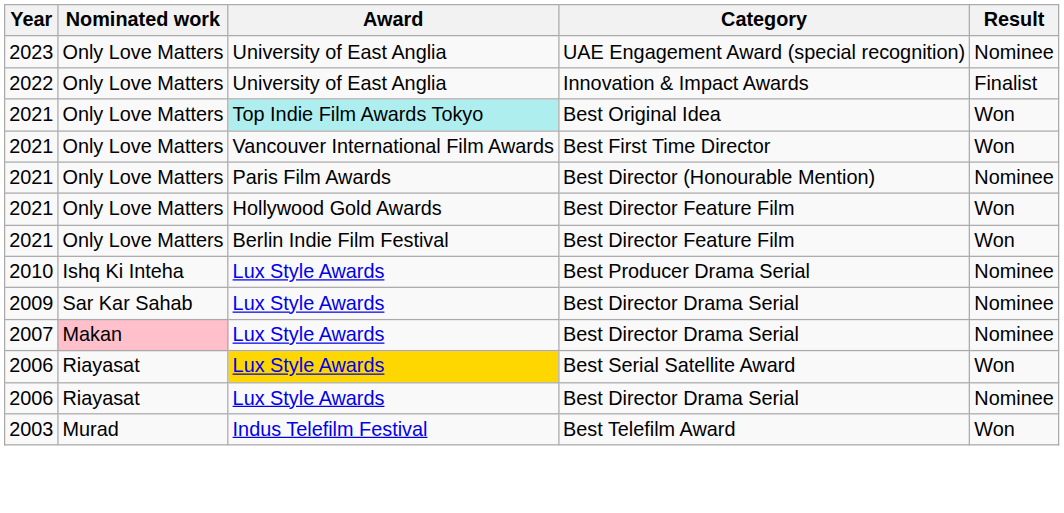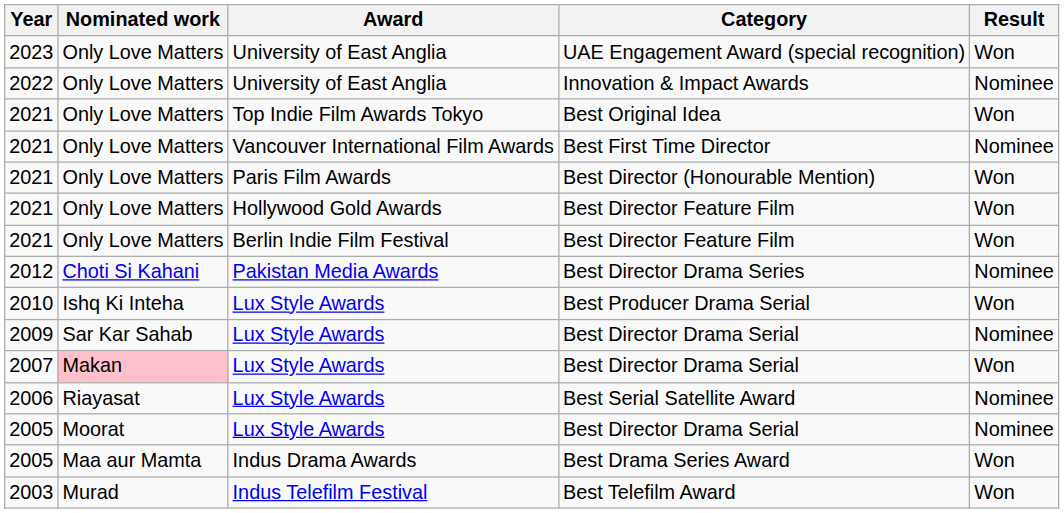(1014, 51) Nominee -> (995, 51) Won
(1006, 83) Finalist -> (1014, 83) Nominee
(358, 114) paleturquoise background -> (358, 114) no background
(995, 146) Won -> (1014, 146) Nominee
(1014, 177) Nominee -> (995, 177) Won
+ row: (31, 271)
(1014, 271) Nominee -> (995, 303) Won
(1014, 334) Nominee -> (995, 366) Won
(309, 366) gold background -> (309, 397) no background
(995, 366) Won -> (1014, 397) Nominee
- row: (31, 397)
+ row: (31, 429)
+ row: (31, 460)
